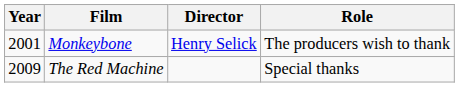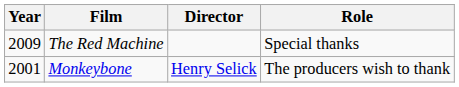rows swapped: (90, 43) <-> (106, 69)
